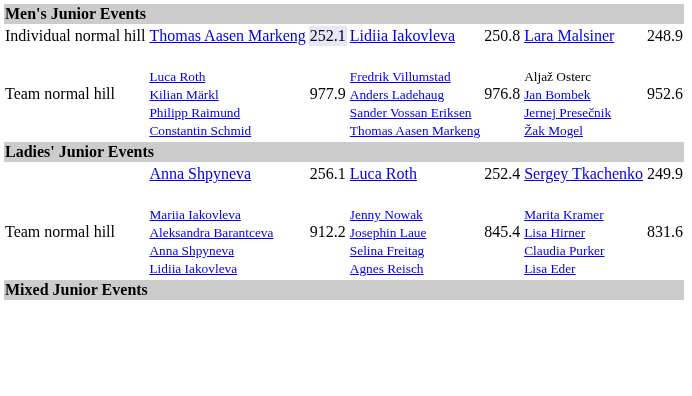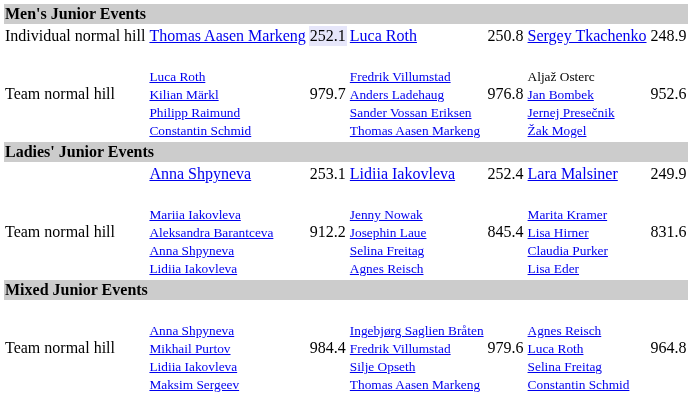(402, 36) Lidiia Iakovleva -> (383, 36) Luca Roth
(569, 36) Lara Malsiner -> (587, 36) Sergey Tkachenko
(328, 94) 977.9 -> (328, 94) 979.7
(328, 174) 256.1 -> (328, 174) 253.1
(383, 174) Luca Roth -> (402, 174) Lidiia Iakovleva
(584, 174) Sergey Tkachenko -> (573, 174) Lara Malsiner
+ row: (194, 358)
